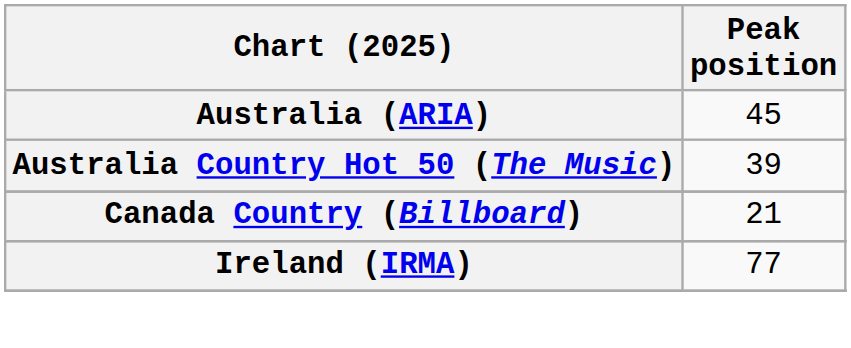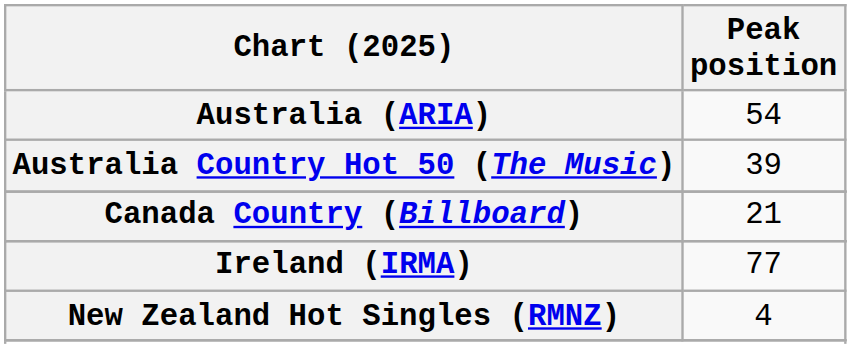(764, 116) 45 -> (764, 116) 54
+ row: (344, 316)
